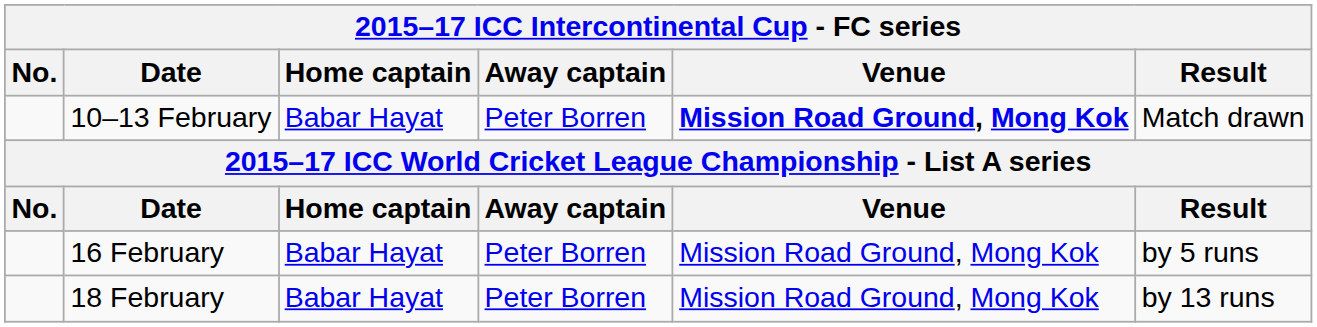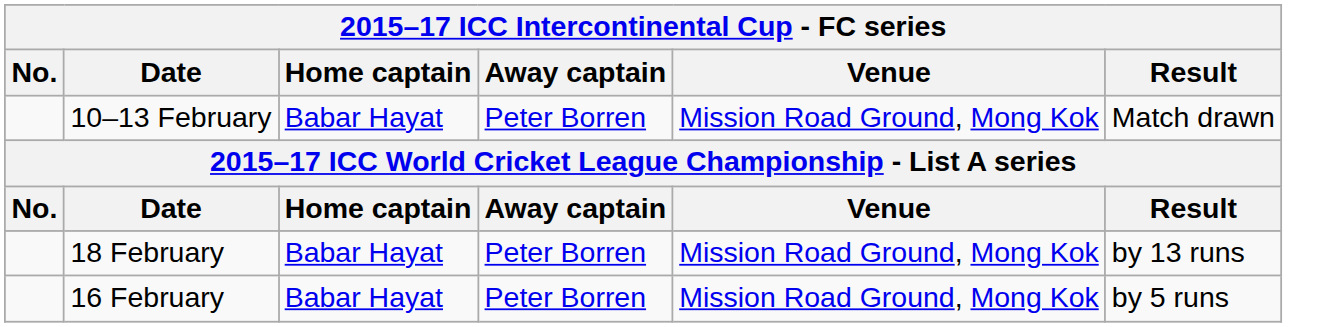(904, 117) bold -> (889, 117) normal
rows swapped: (147, 252) <-> (147, 298)
